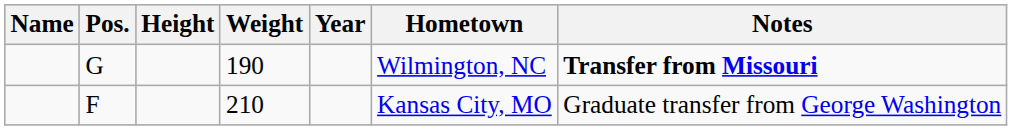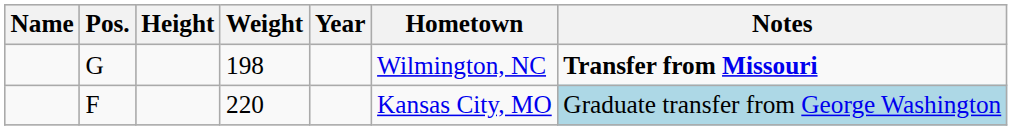(245, 64) 190 -> (245, 64) 198
(245, 104) 210 -> (245, 104) 220
(782, 104) no background -> (782, 104) lightblue background
